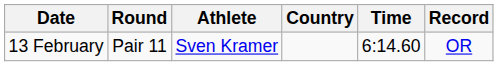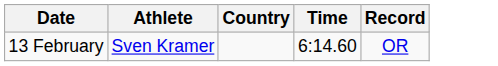- column: (139, 18)
